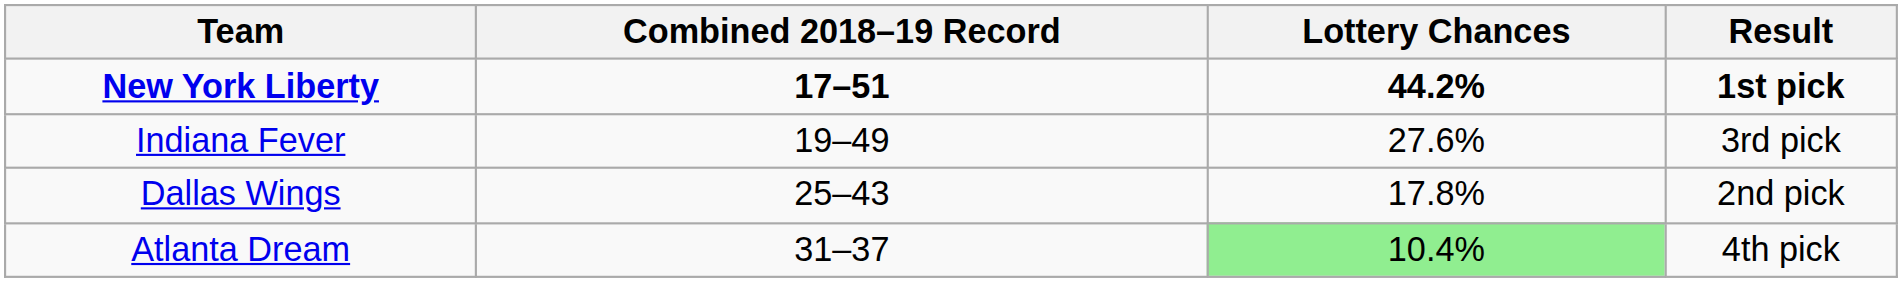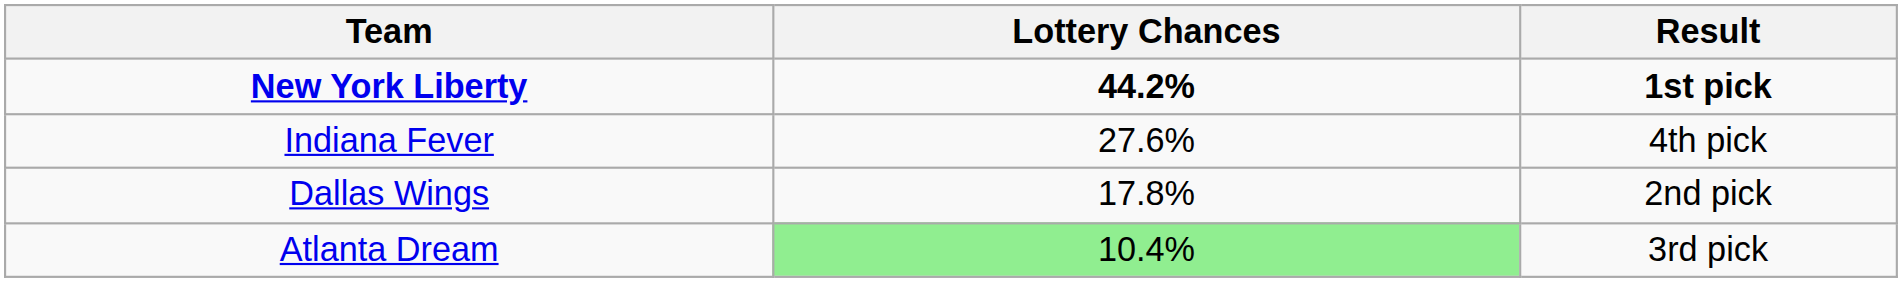- column: (842, 31)
(1781, 140) 3rd pick -> (1708, 140) 4th pick
(1781, 248) 4th pick -> (1708, 248) 3rd pick
